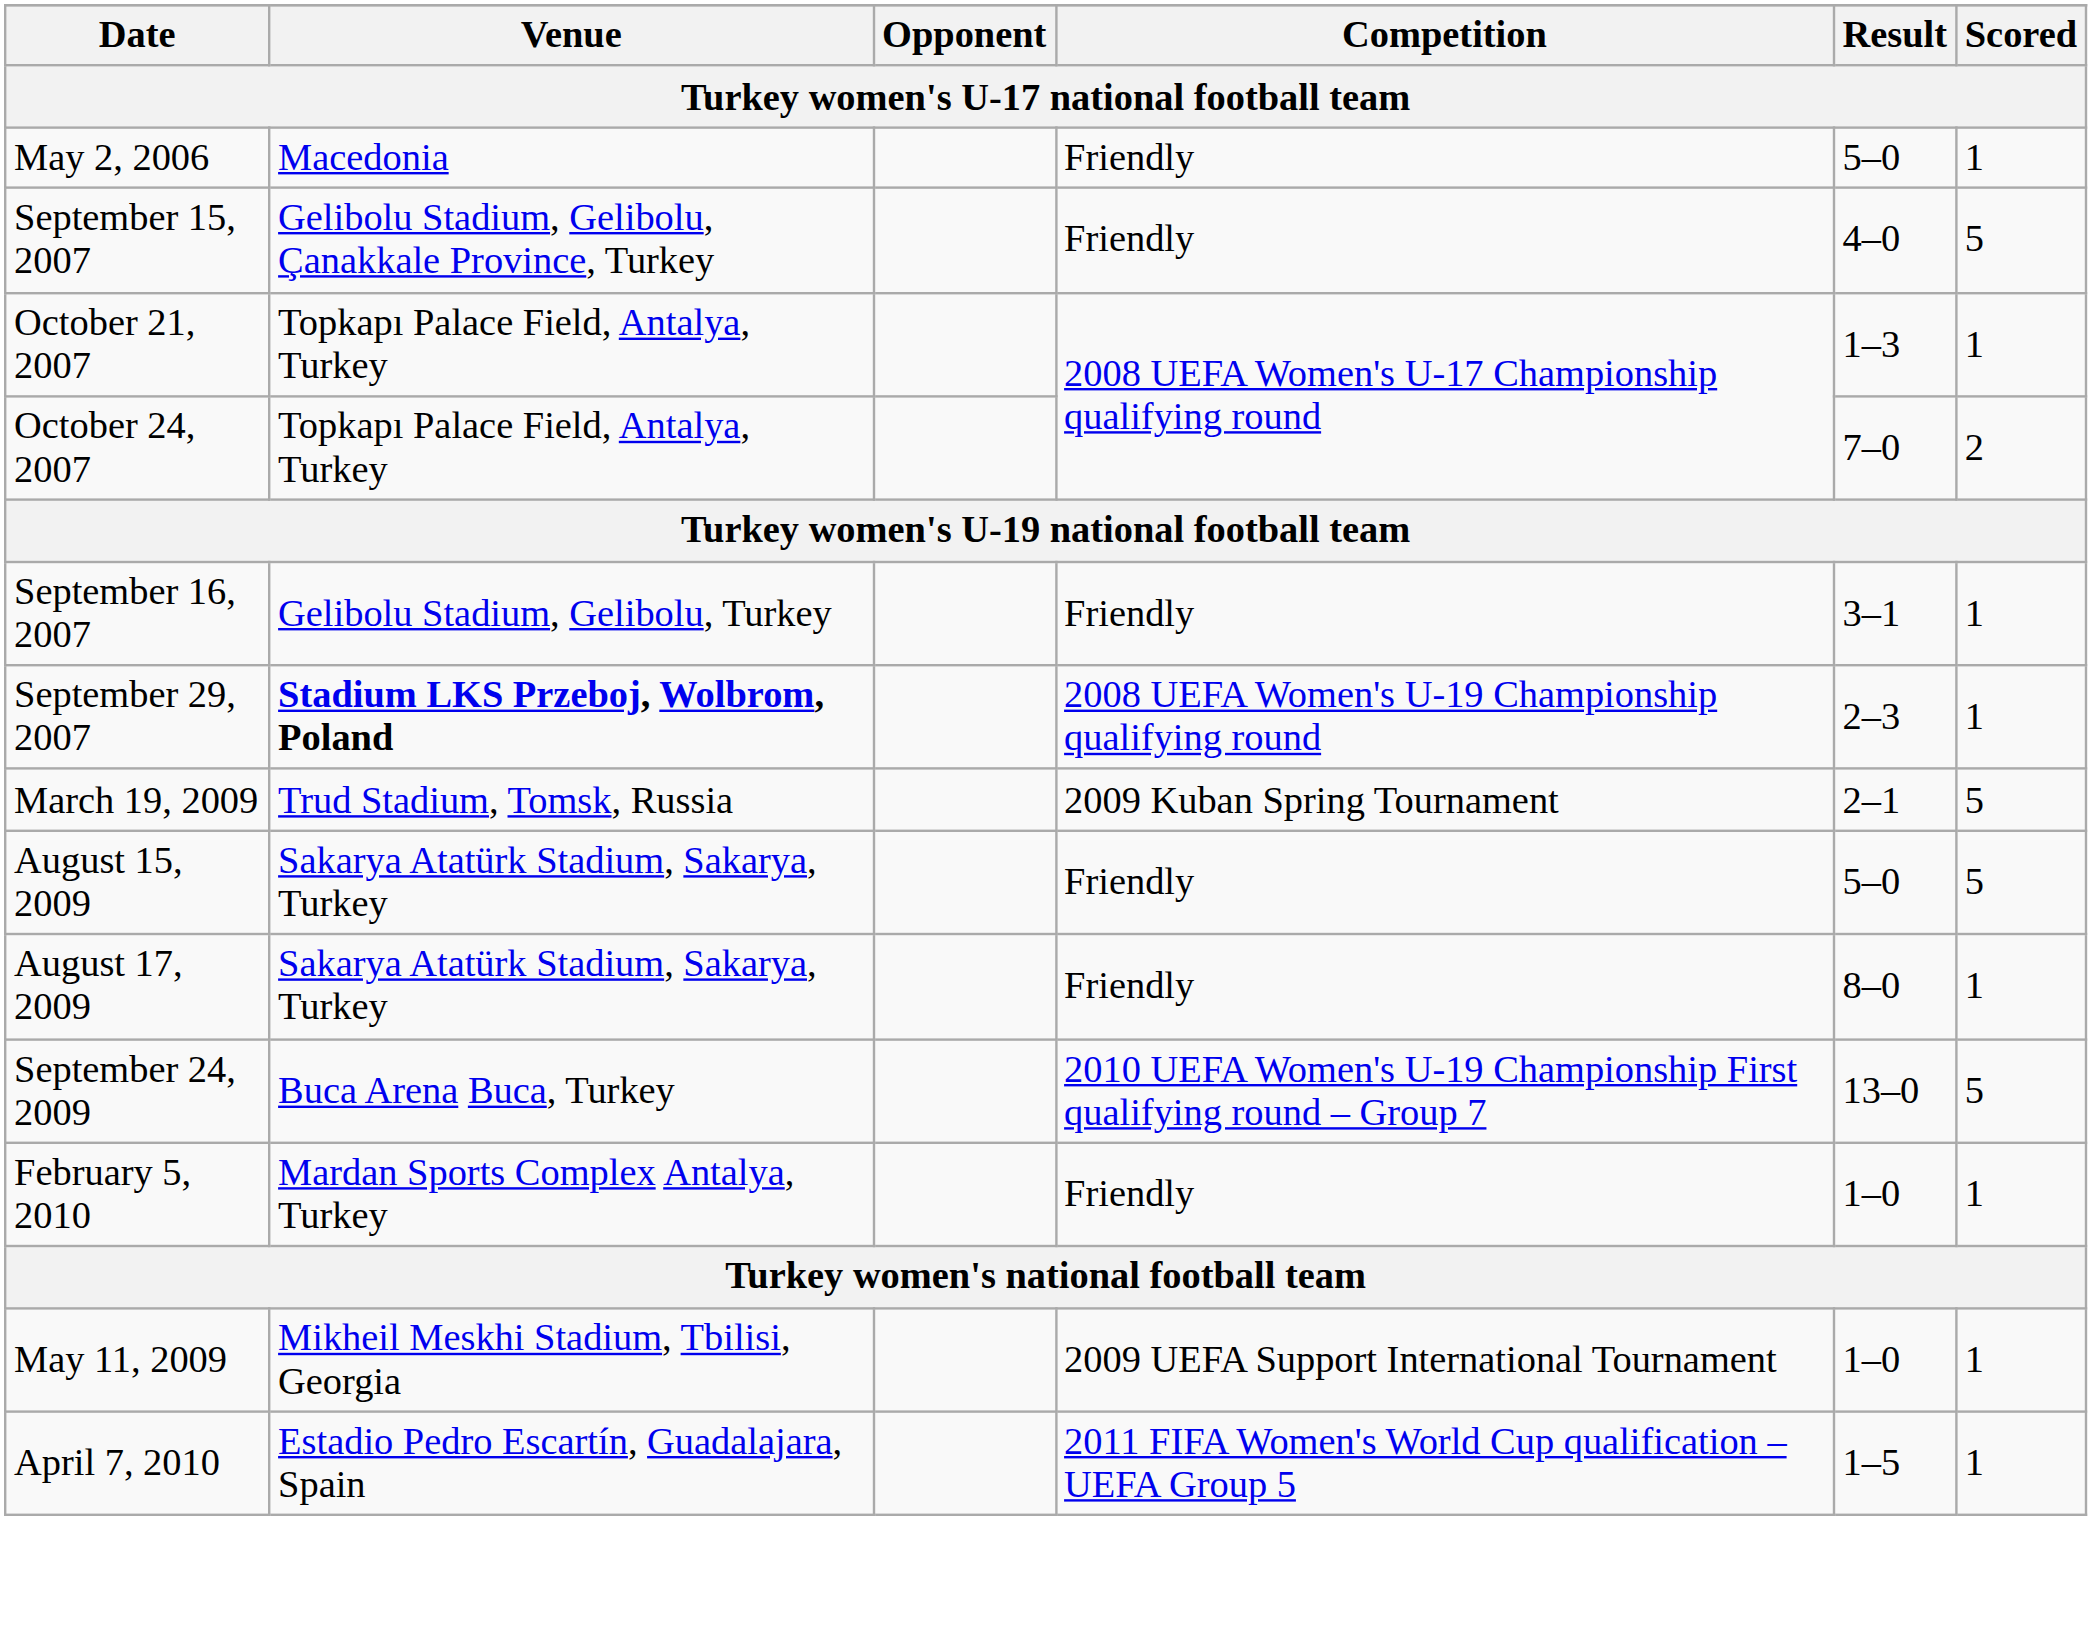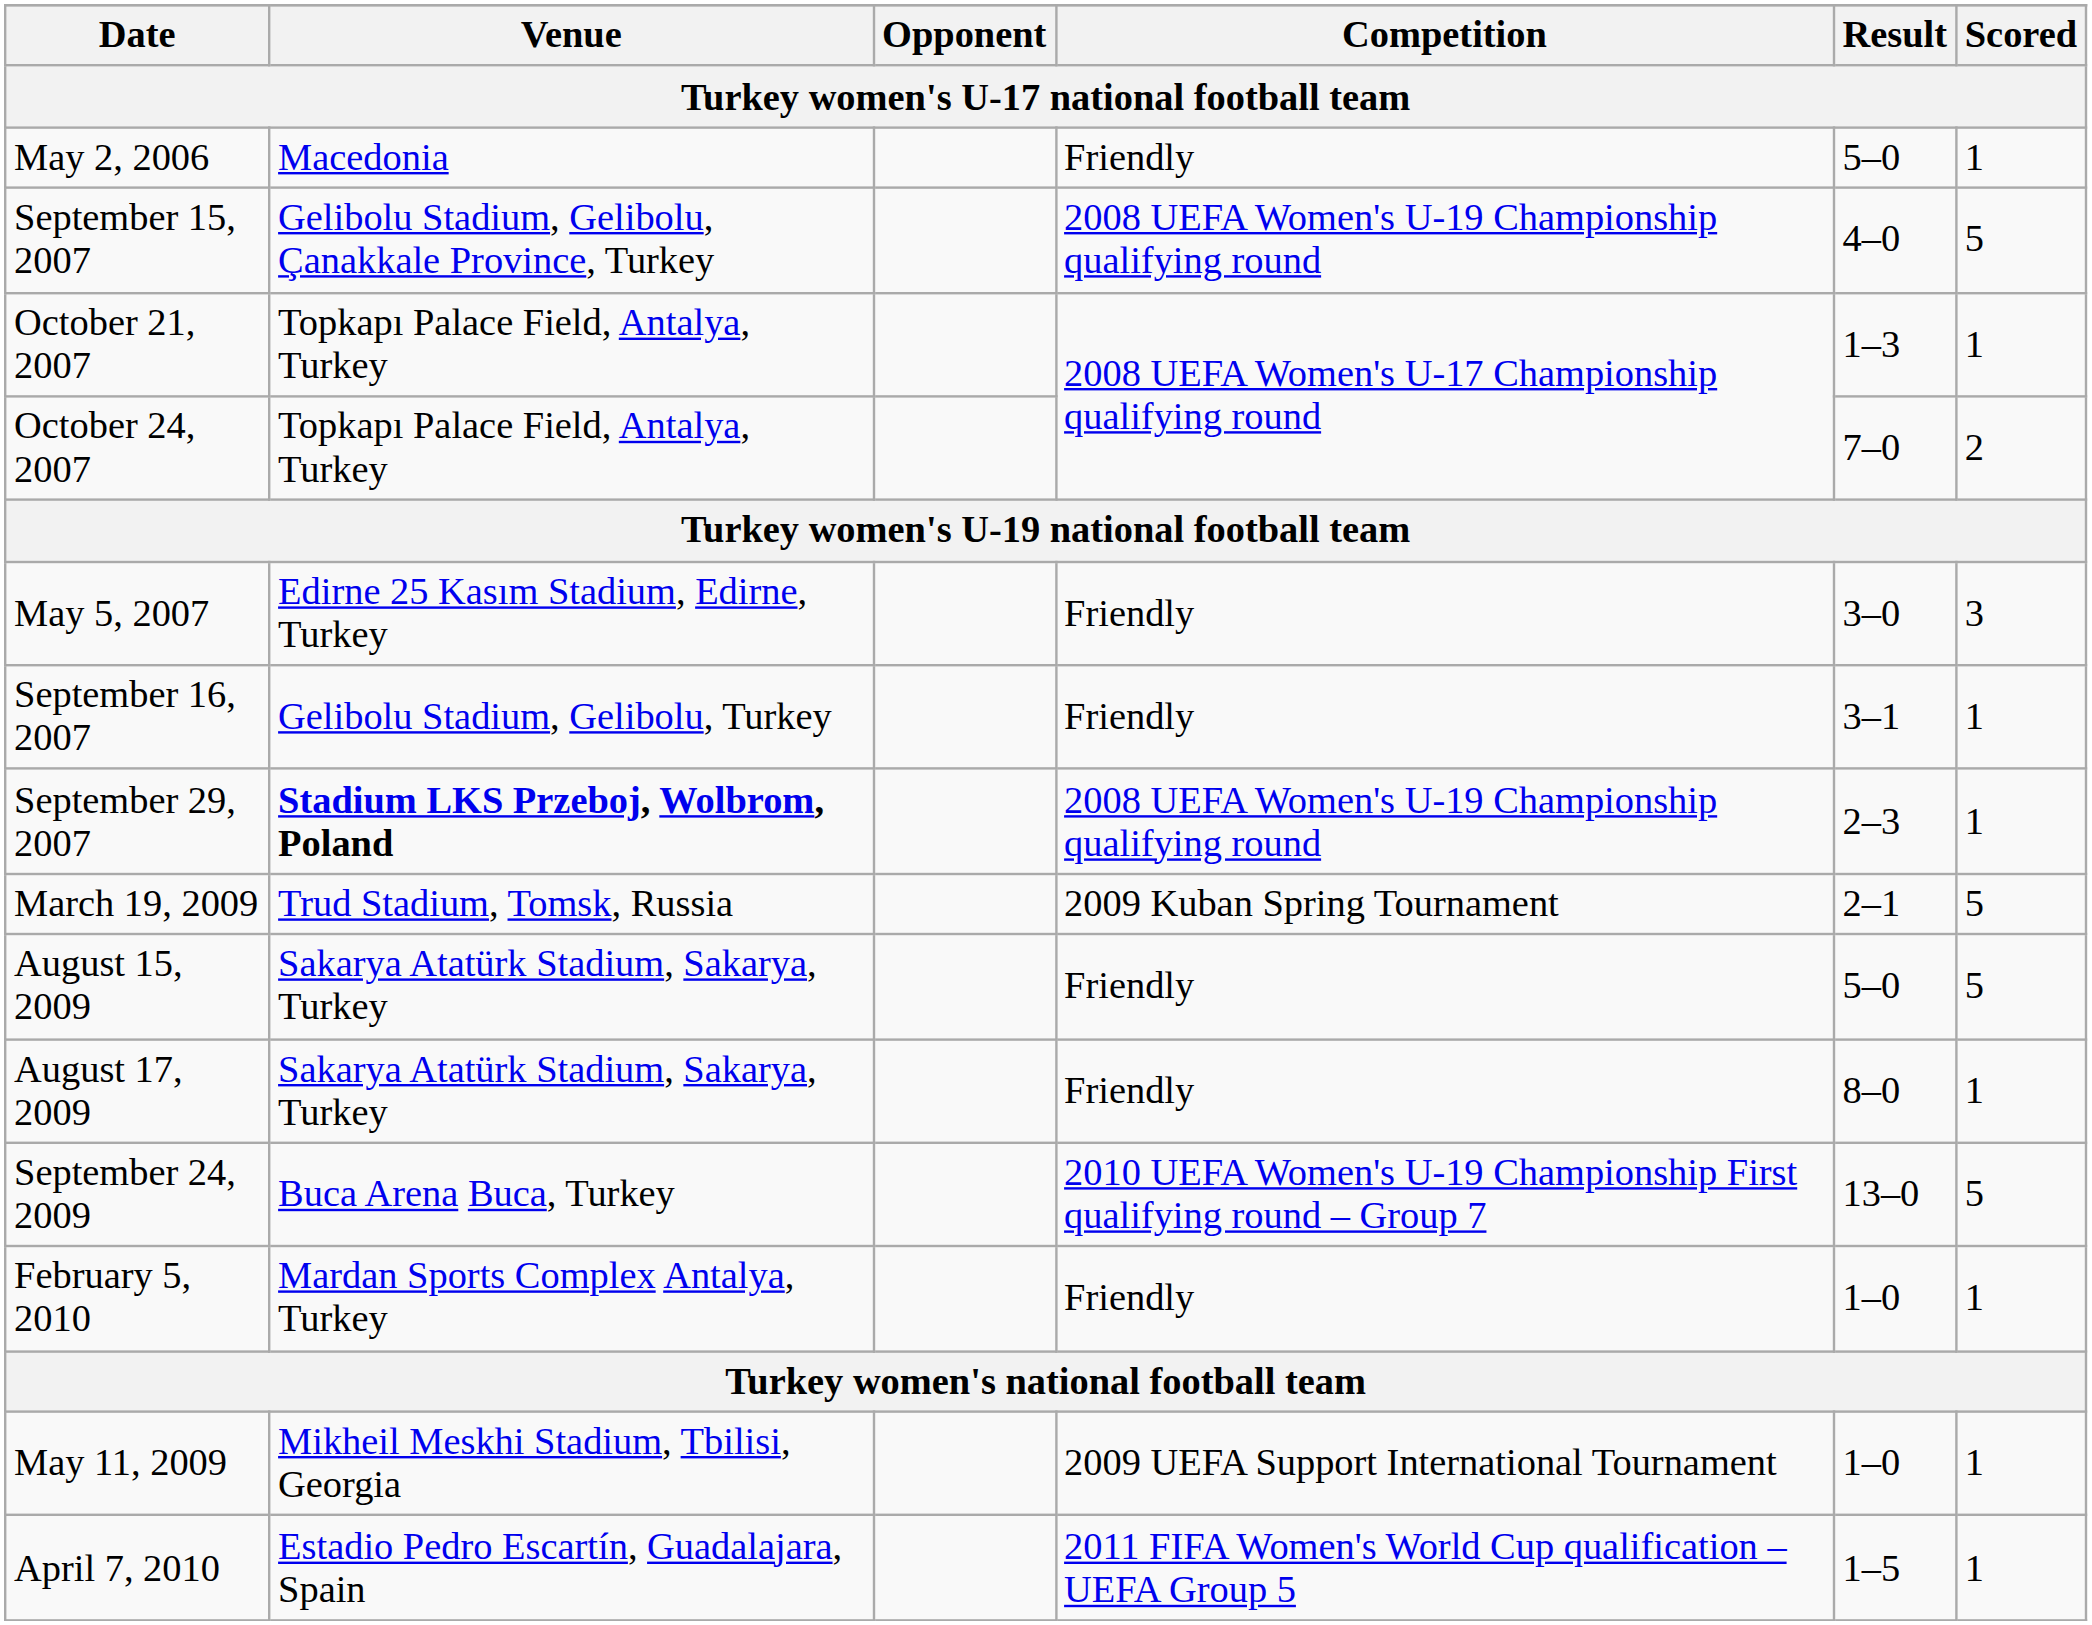(1129, 239) Friendly -> (1391, 239) 2008 UEFA Women's U-19 Championship qualifying round
+ row: (112, 612)
